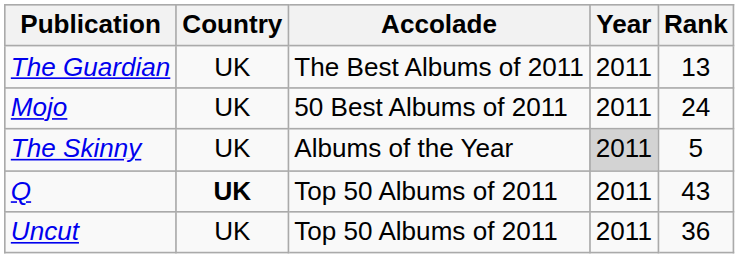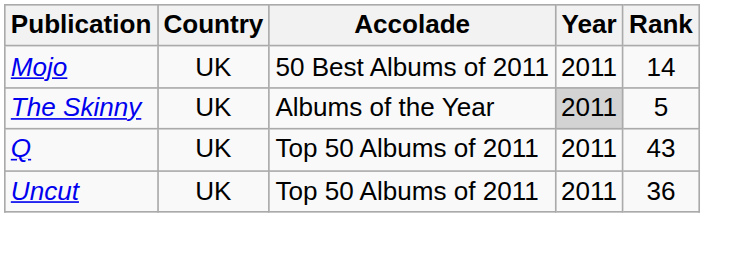- row: (91, 66)
(696, 107) 24 -> (661, 66) 14
(232, 190) bold -> (213, 149) normal
